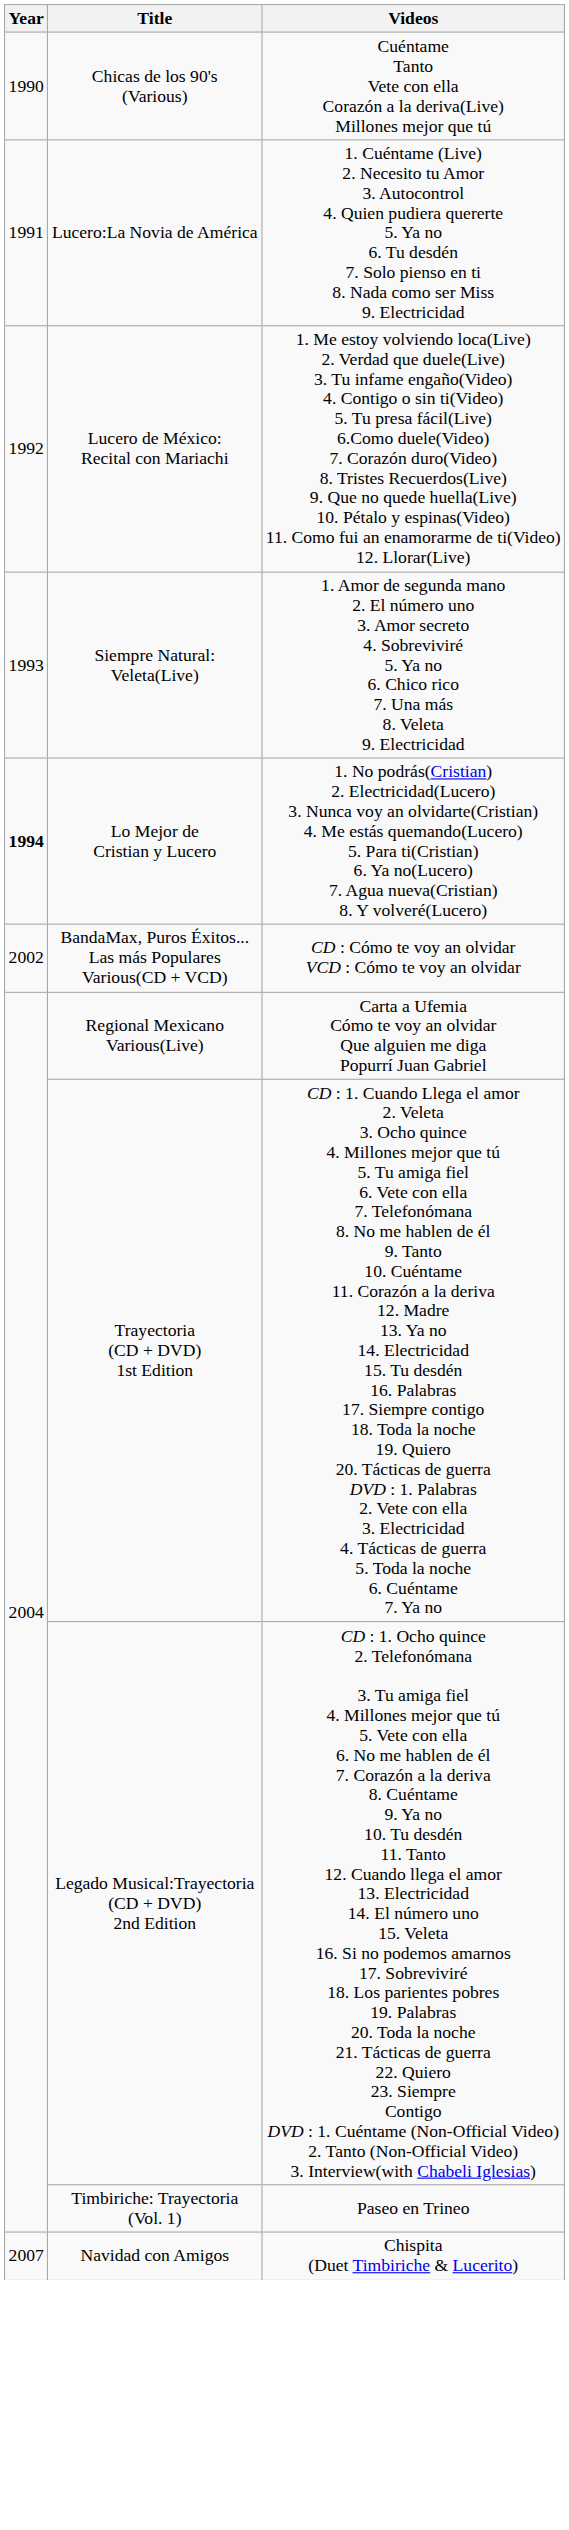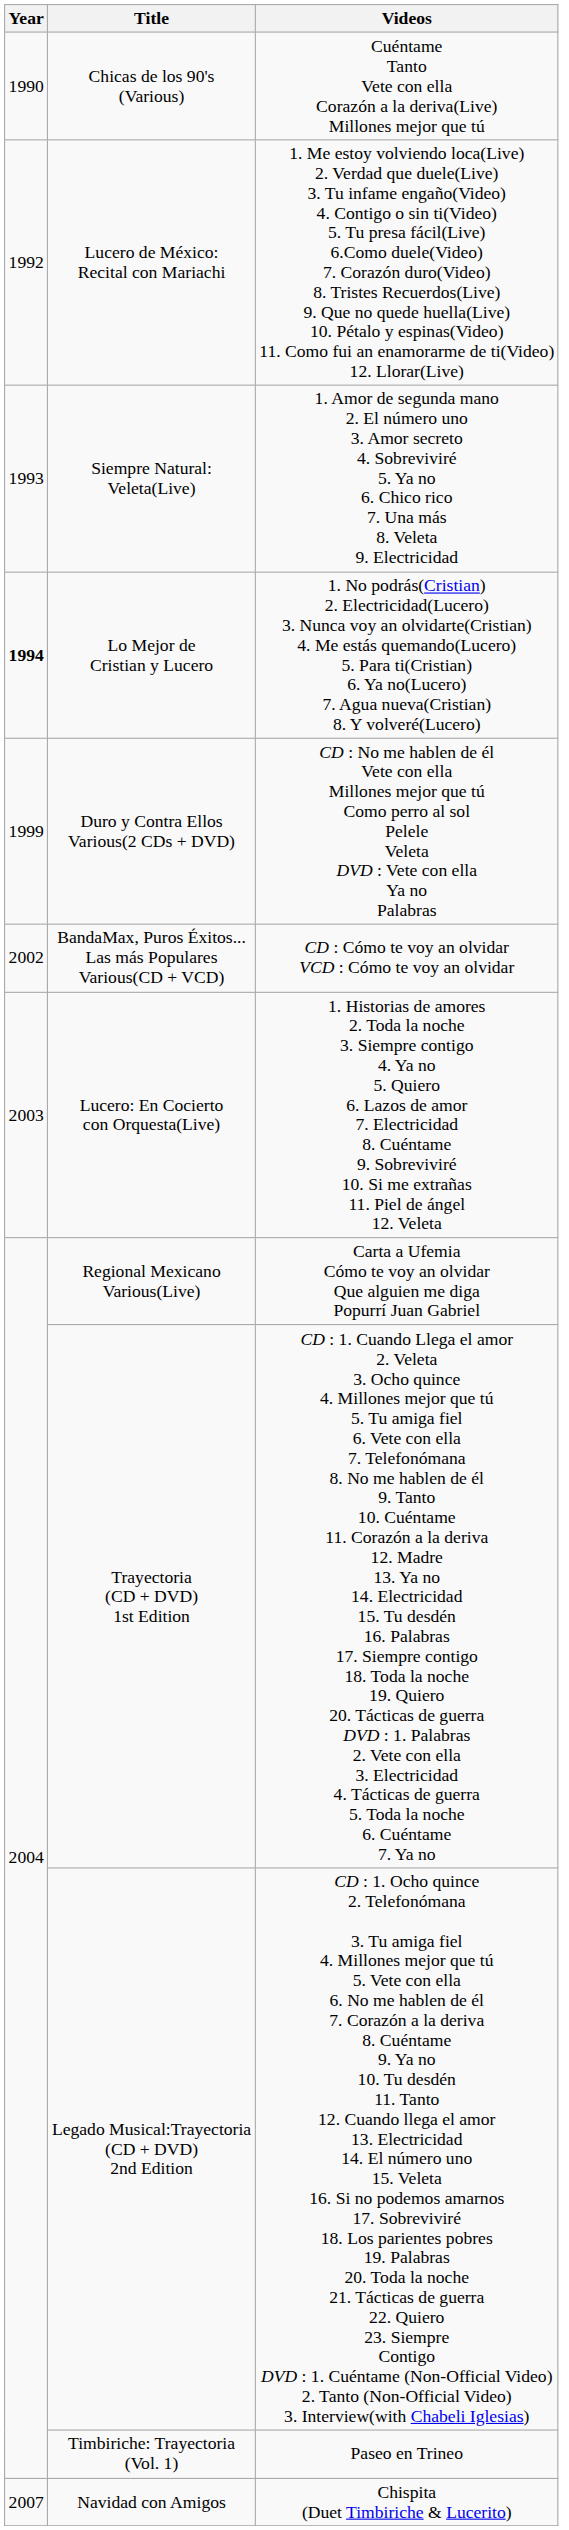- row: (155, 232)
+ row: (152, 831)
+ row: (152, 1114)
